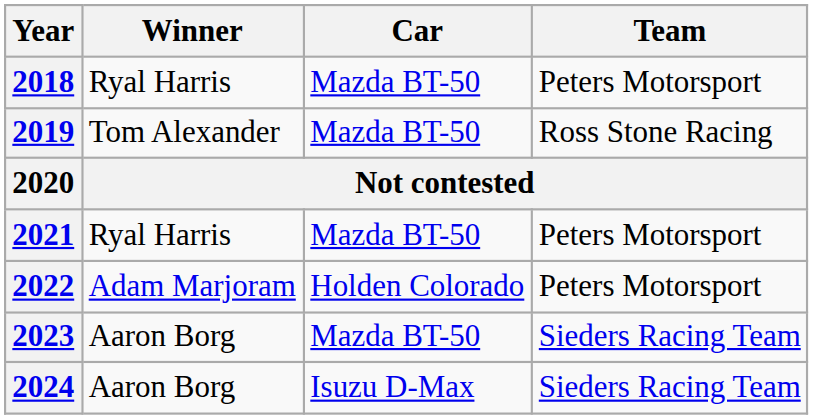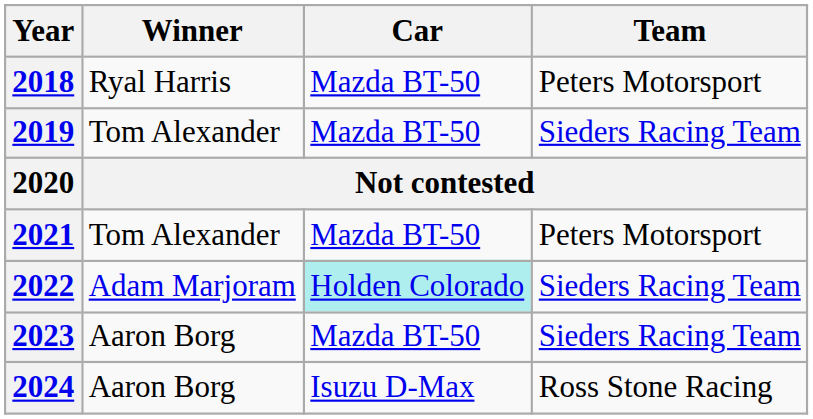(656, 132) Ross Stone Racing -> (670, 132) Sieders Racing Team
(160, 234) Ryal Harris -> (184, 234) Tom Alexander
(417, 285) no background -> (417, 285) paleturquoise background
(650, 285) Peters Motorsport -> (670, 285) Sieders Racing Team
(670, 387) Sieders Racing Team -> (656, 387) Ross Stone Racing
